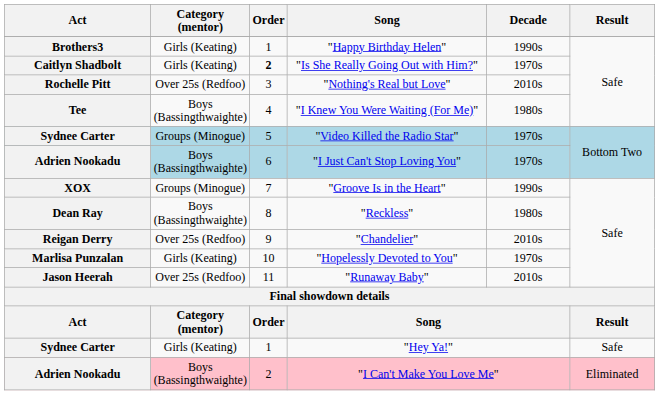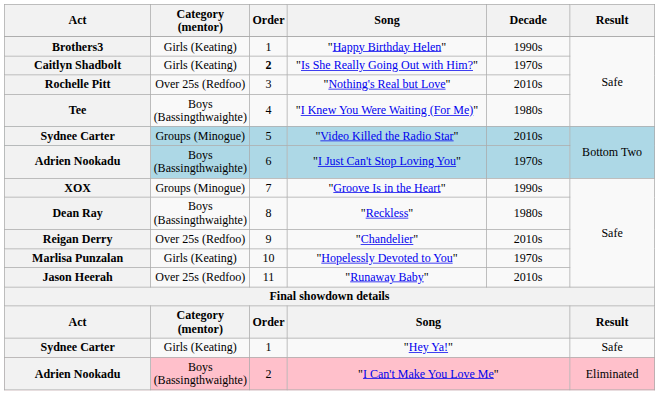(528, 136) 1970s -> (528, 136) 2010s
